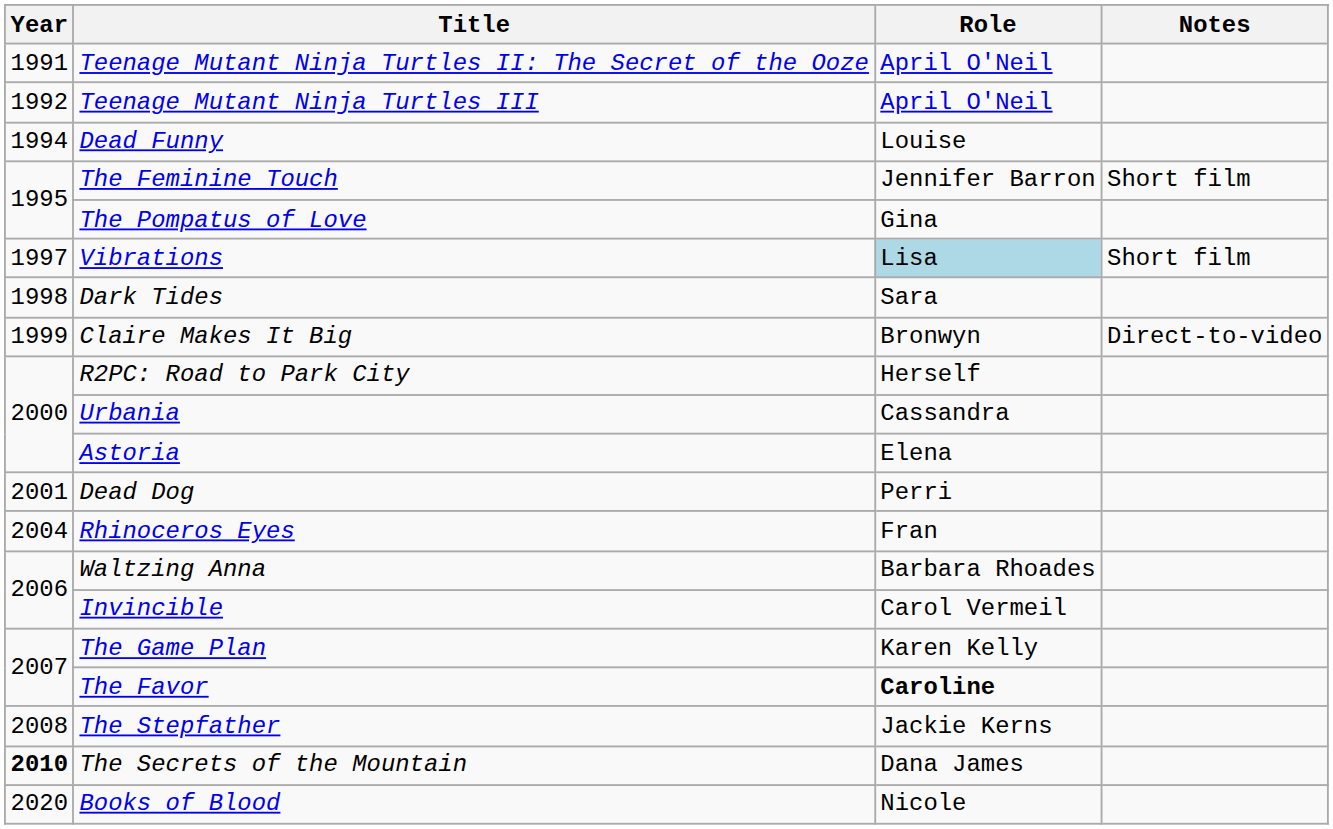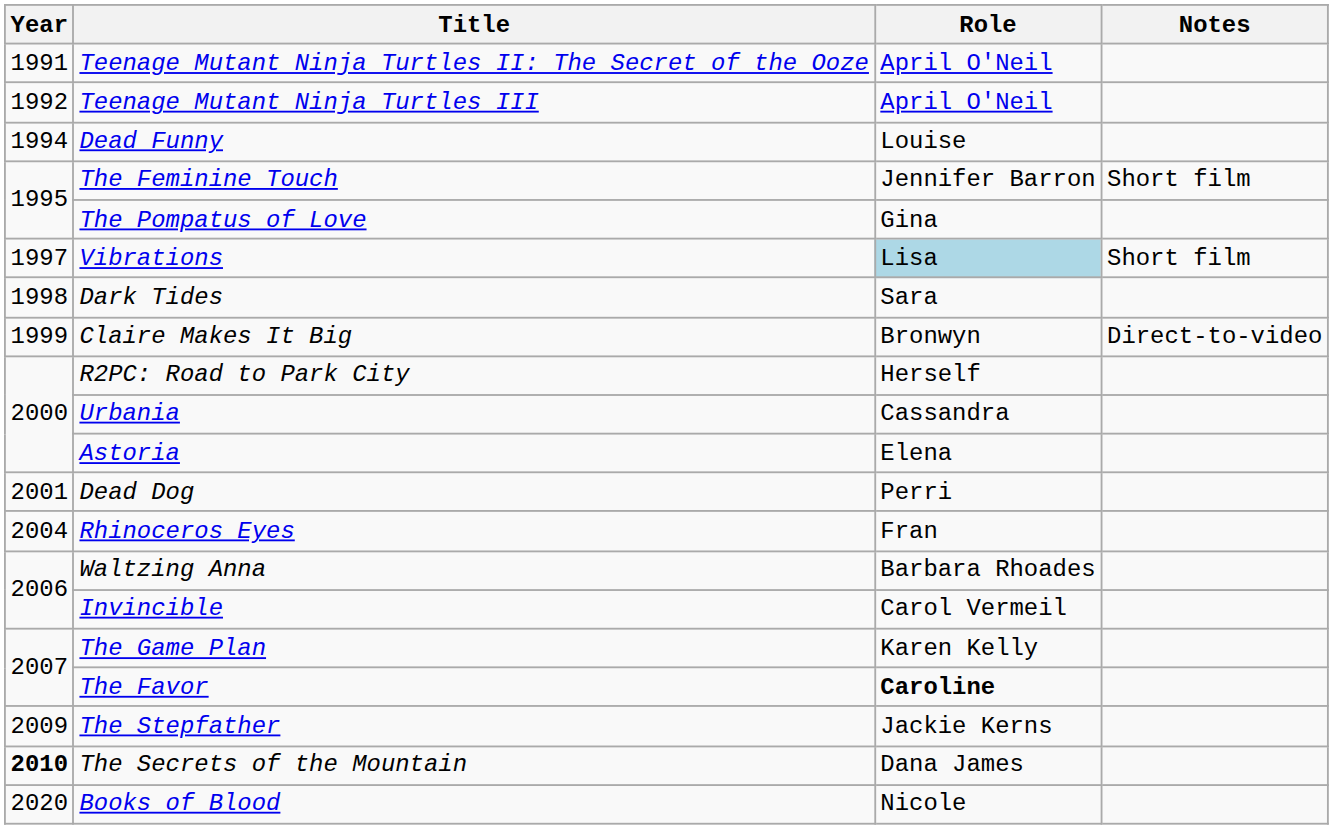(39, 726) 2008 -> (39, 726) 2009
